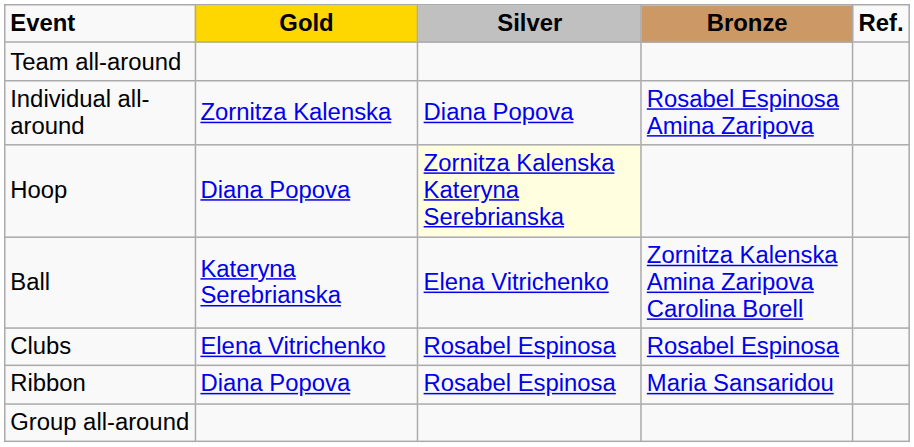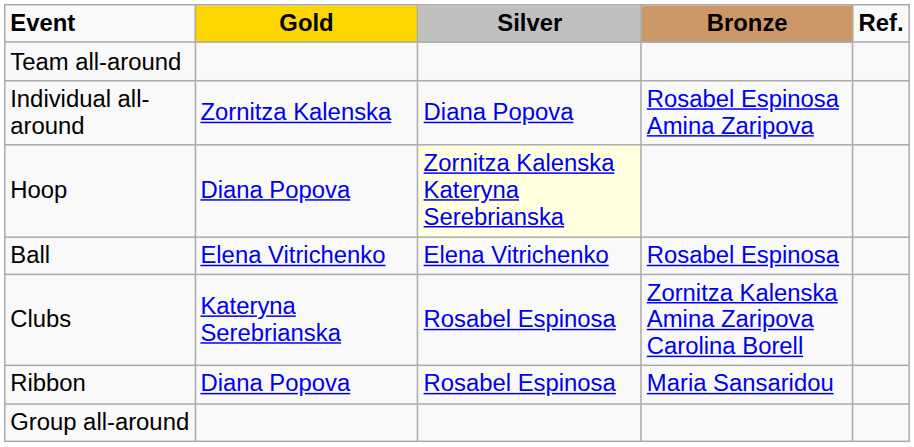(271, 281) Kateryna Serebrianska -> (293, 255) Elena Vitrichenko
(742, 281) Zornitza Kalenska Amina Zaripova Carolina Borell -> (743, 255) Rosabel Espinosa
(293, 346) Elena Vitrichenko -> (271, 319) Kateryna Serebrianska
(743, 346) Rosabel Espinosa -> (742, 319) Zornitza Kalenska Amina Zaripova Carolina Borell
